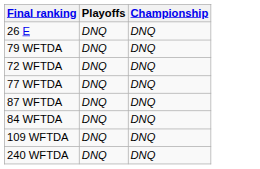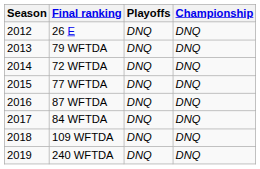+ column: (27, 13)
